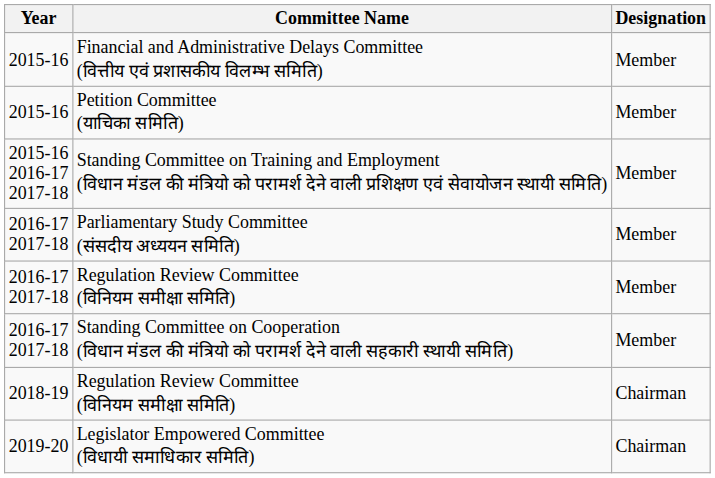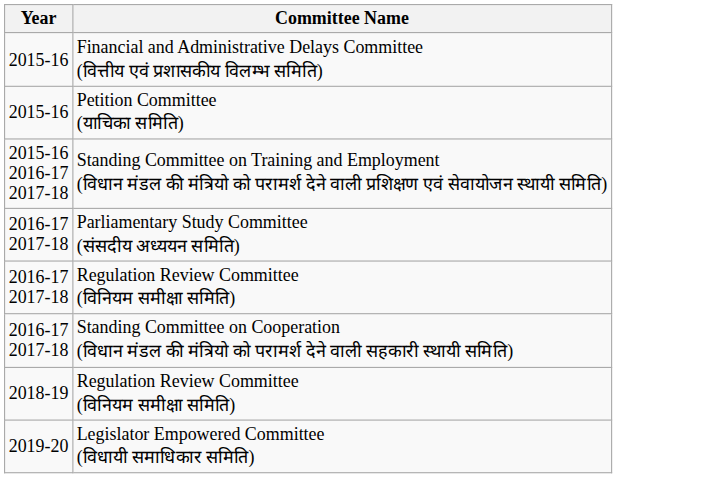- column: (661, 18)
